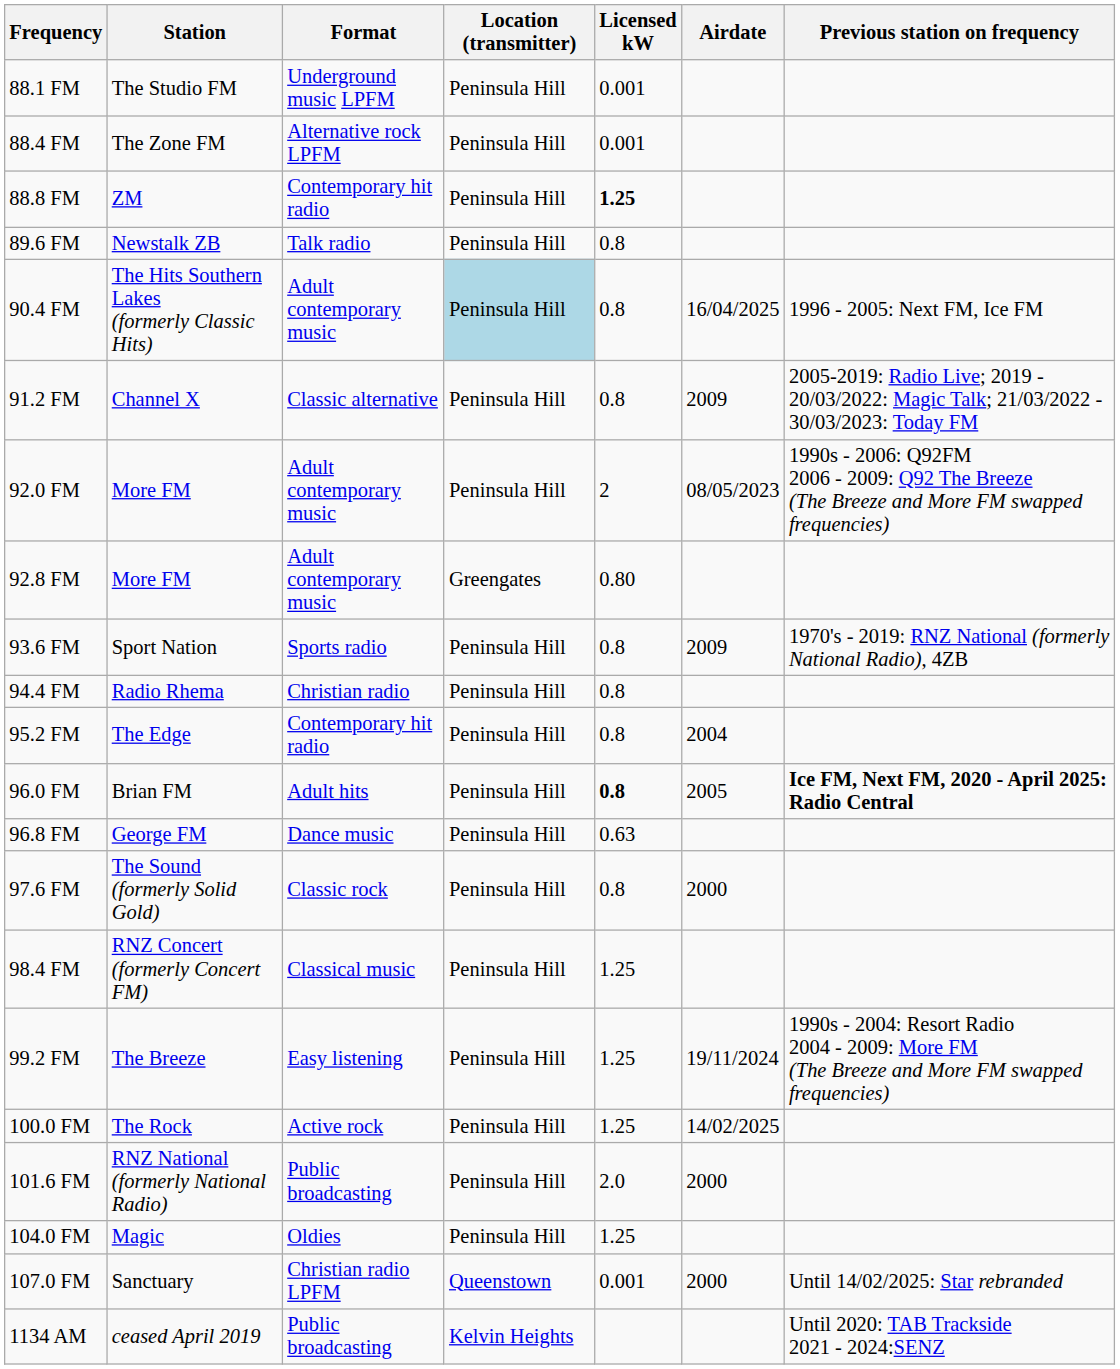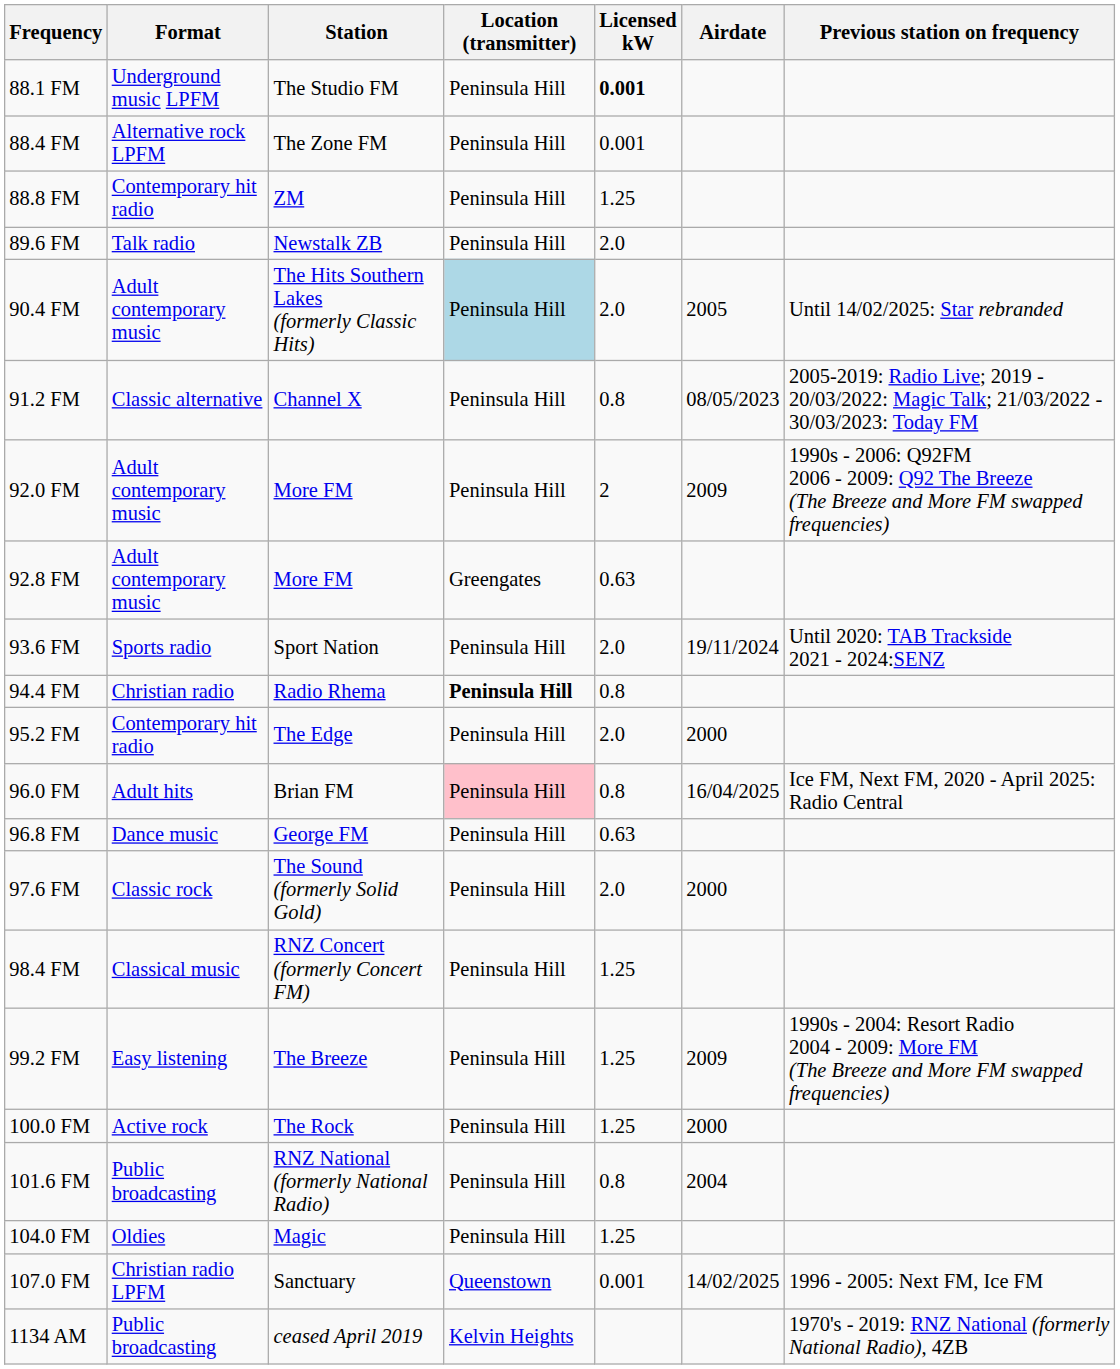columns swapped: (195, 32) <-> (363, 32)
(622, 87) normal -> (622, 87) bold
(617, 198) bold -> (617, 198) normal
(612, 242) 0.8 -> (612, 242) 2.0
(612, 309) 0.8 -> (612, 309) 2.0
(733, 309) 16/04/2025 -> (707, 309) 2005
(916, 309) 1996 - 2005: Next FM, Ice FM -> (926, 309) Until 14/02/2025: Star rebranded
(707, 399) 2009 -> (733, 399) 08/05/2023
(733, 490) 08/05/2023 -> (707, 490) 2009
(617, 580) 0.80 -> (617, 580) 0.63
(612, 647) 0.8 -> (612, 647) 2.0
(707, 647) 2009 -> (732, 647) 19/11/2024
(949, 647) 1970's - 2019: RNZ National (formerly National Radio), 4ZB -> (900, 647) Until 2020: TAB Trackside 2021 - 2024:SENZ
(507, 691) normal -> (511, 691) bold
(612, 735) 0.8 -> (612, 735) 2.0
(707, 735) 2004 -> (707, 735) 2000
(507, 790) no background -> (507, 790) pink background
(612, 790) bold -> (612, 790) normal
(707, 790) 2005 -> (733, 790) 16/04/2025
(948, 790) bold -> (942, 790) normal
(612, 890) 0.8 -> (612, 890) 2.0
(732, 1058) 19/11/2024 -> (707, 1058) 2009
(733, 1125) 14/02/2025 -> (707, 1125) 2000
(612, 1181) 2.0 -> (612, 1181) 0.8
(707, 1181) 2000 -> (707, 1181) 2004
(707, 1280) 2000 -> (733, 1280) 14/02/2025
(926, 1280) Until 14/02/2025: Star rebranded -> (916, 1280) 1996 - 2005: Next FM, Ice FM
(900, 1336) Until 2020: TAB Trackside 2021 - 2024:SENZ -> (949, 1336) 1970's - 2019: RNZ National (formerly National Radio), 4ZB
